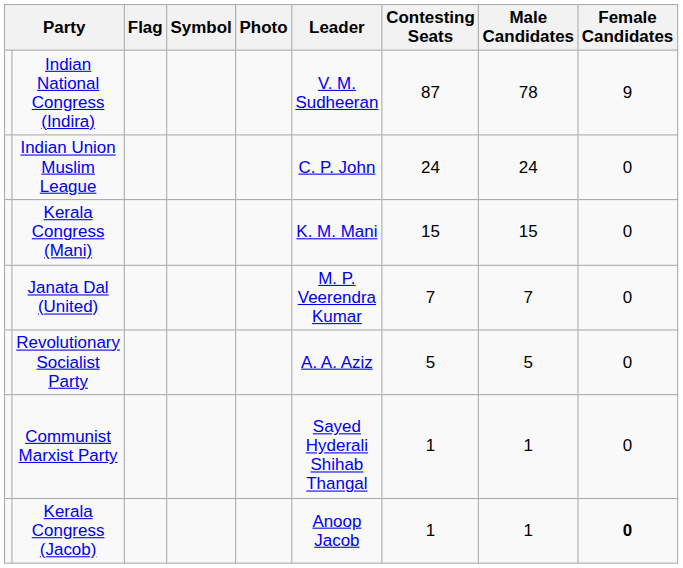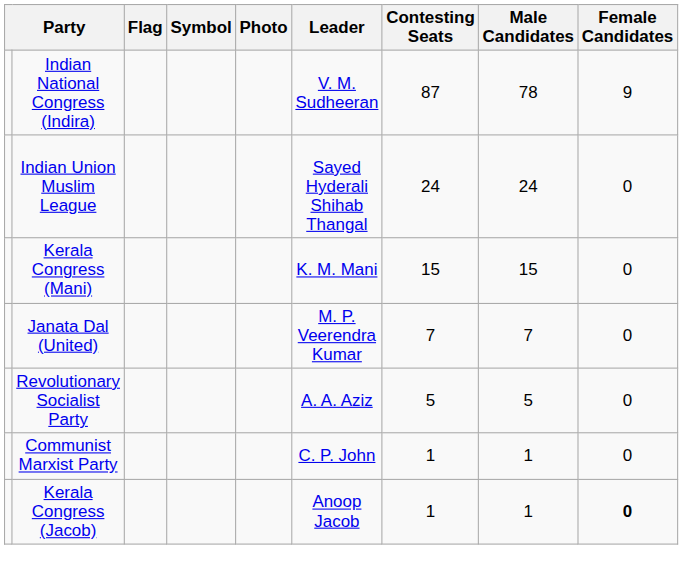(337, 167) C. P. John -> (337, 195) Sayed Hyderali Shihab Thangal
(337, 455) Sayed Hyderali Shihab Thangal -> (337, 455) C. P. John
